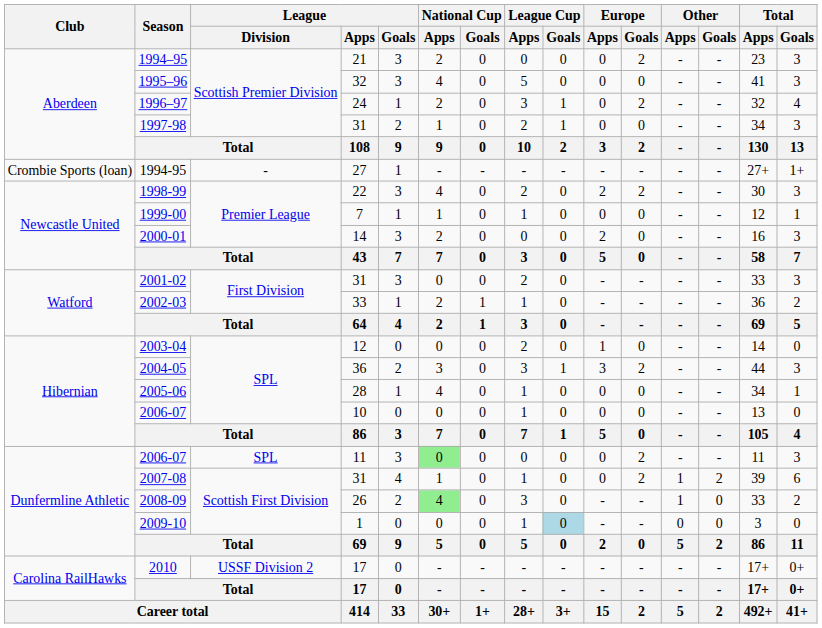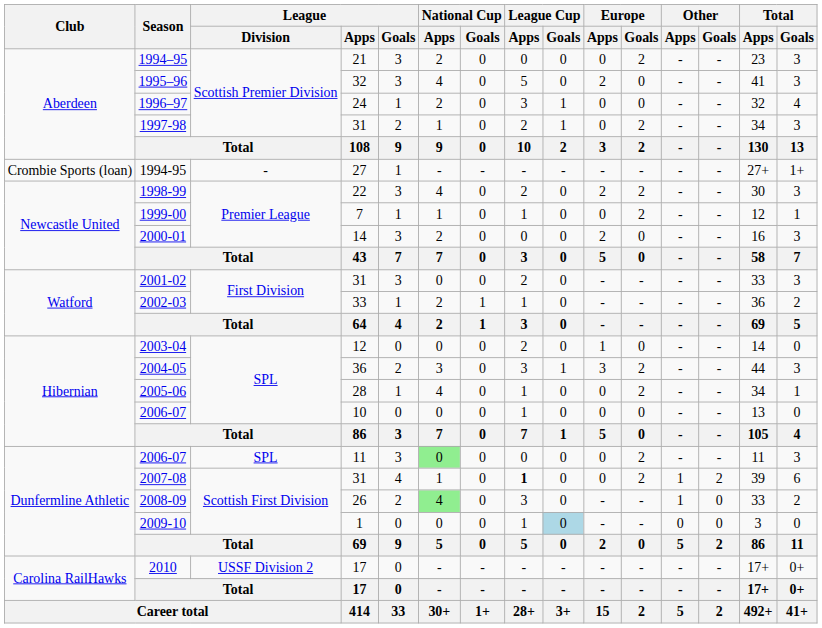(602, 81) 0 -> (602, 81) 2
(641, 103) 2 -> (641, 103) 0
(641, 125) 0 -> (641, 125) 2
(641, 214) 0 -> (641, 214) 2
(641, 390) 0 -> (641, 390) 2
(524, 479) normal -> (524, 479) bold
